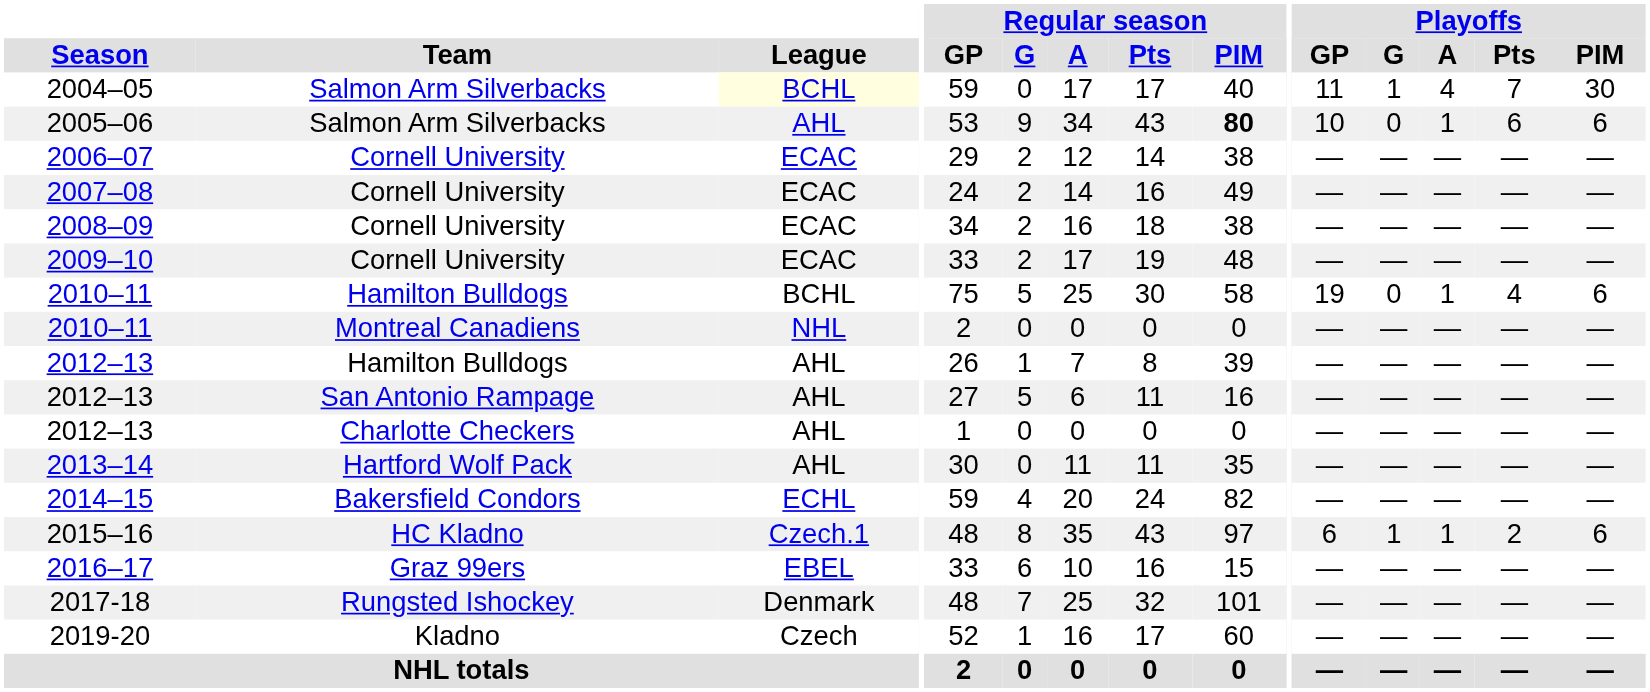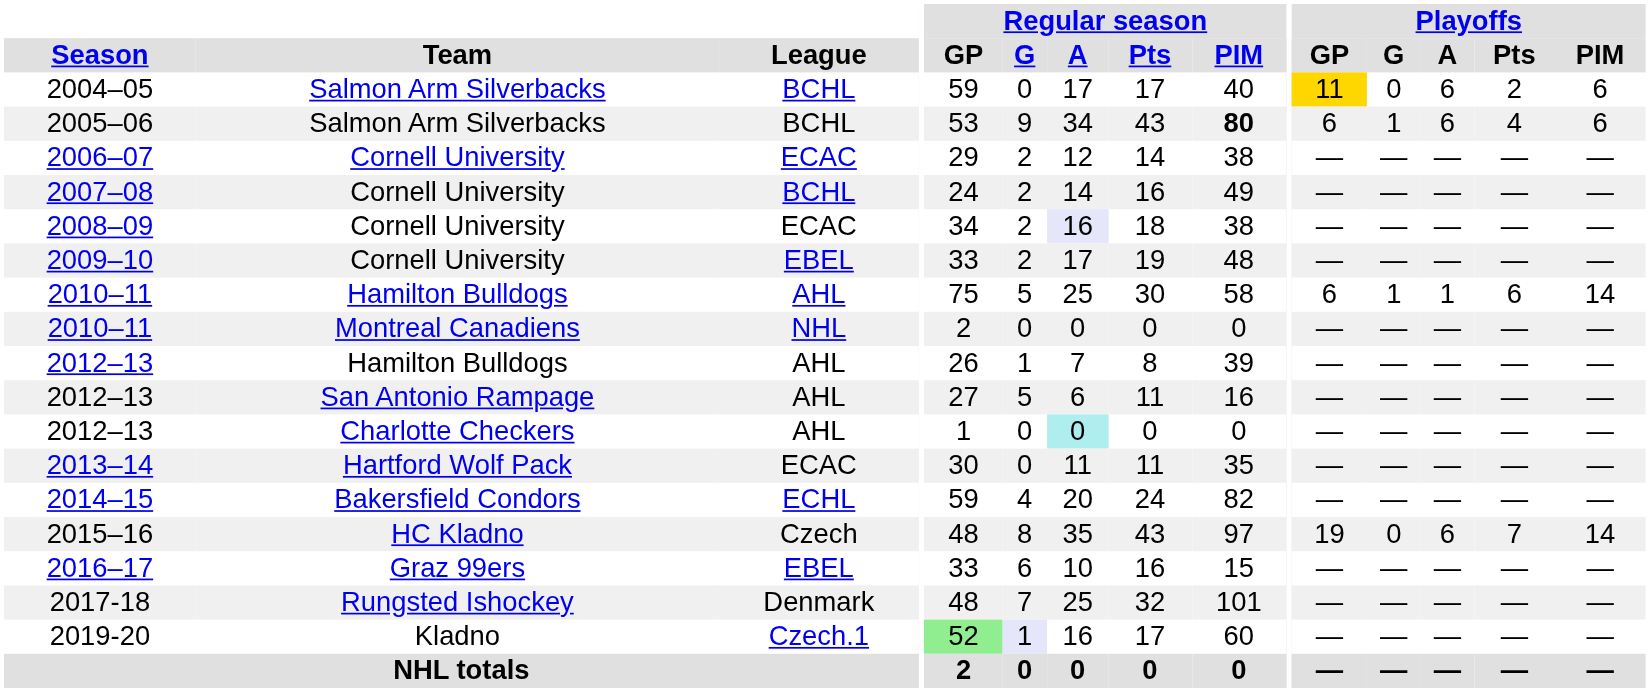(819, 89) lightyellow background -> (819, 89) no background
(1329, 89) no background -> (1329, 89) gold background
(1394, 89) 1 -> (1394, 89) 0
(1447, 89) 4 -> (1447, 89) 6
(1514, 89) 7 -> (1514, 89) 2
(1600, 89) 30 -> (1600, 89) 6
(819, 123) AHL -> (819, 123) BCHL
(1329, 123) 10 -> (1329, 123) 6
(1394, 123) 0 -> (1394, 123) 1
(1447, 123) 1 -> (1447, 123) 6
(1514, 123) 6 -> (1514, 123) 4
(819, 191) ECAC -> (819, 191) BCHL
(1078, 225) no background -> (1078, 225) lavender background
(819, 260) ECAC -> (819, 260) EBEL
(819, 294) BCHL -> (819, 294) AHL
(1329, 294) 19 -> (1329, 294) 6
(1394, 294) 0 -> (1394, 294) 1
(1514, 294) 4 -> (1514, 294) 6
(1600, 294) 6 -> (1600, 294) 14
(1078, 431) no background -> (1078, 431) paleturquoise background
(819, 465) AHL -> (819, 465) ECAC
(819, 533) Czech.1 -> (819, 533) Czech
(1329, 533) 6 -> (1329, 533) 19
(1394, 533) 1 -> (1394, 533) 0
(1447, 533) 1 -> (1447, 533) 6
(1514, 533) 2 -> (1514, 533) 7
(1600, 533) 6 -> (1600, 533) 14
(819, 636) Czech -> (819, 636) Czech.1
(963, 636) no background -> (963, 636) lightgreen background
(1025, 636) no background -> (1025, 636) lavender background
